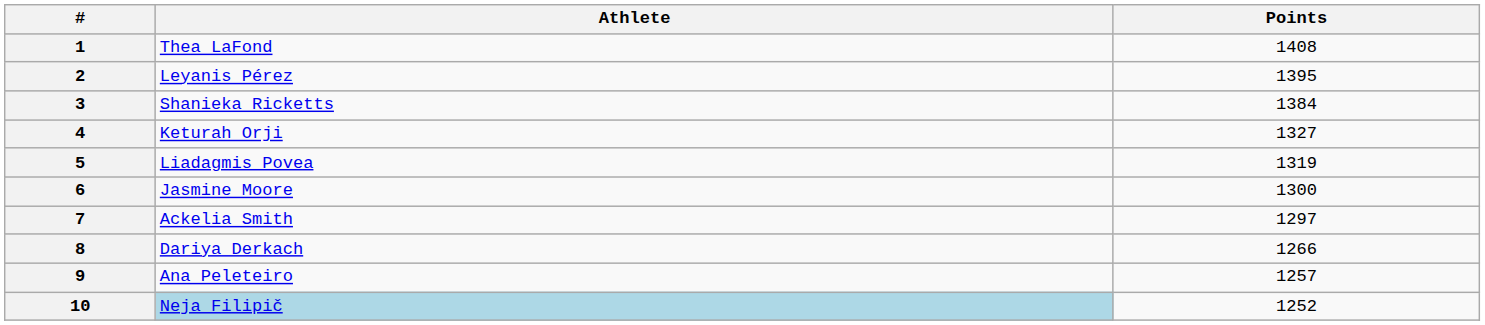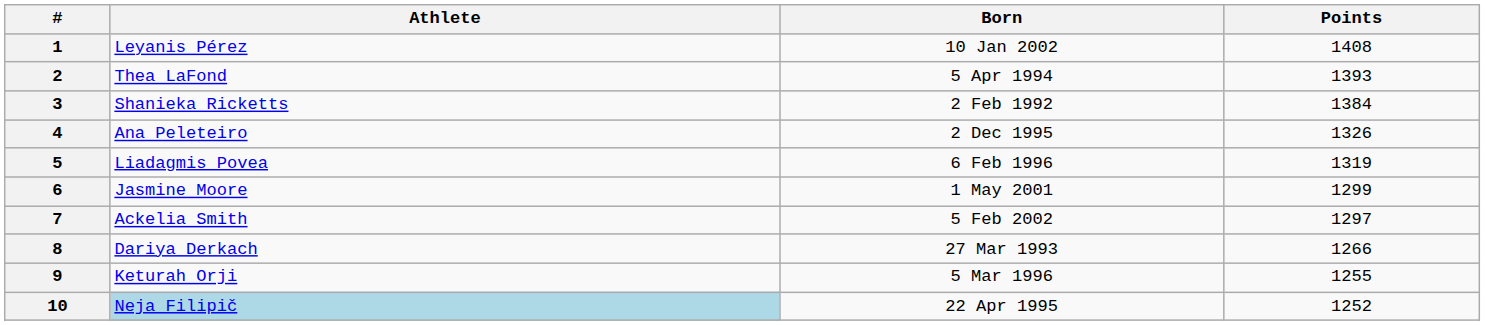+ column: (1002, 19)
(216, 47) Thea LaFond -> (181, 47) Leyanis Pérez
(226, 76) Leyanis Pérez -> (171, 76) Thea LaFond
(1297, 76) 1395 -> (1352, 76) 1393
(221, 134) Keturah Orji -> (181, 134) Ana Peleteiro
(1297, 134) 1327 -> (1352, 134) 1326
(1297, 191) 1300 -> (1352, 191) 1299
(226, 277) Ana Peleteiro -> (176, 277) Keturah Orji
(1297, 277) 1257 -> (1352, 277) 1255
